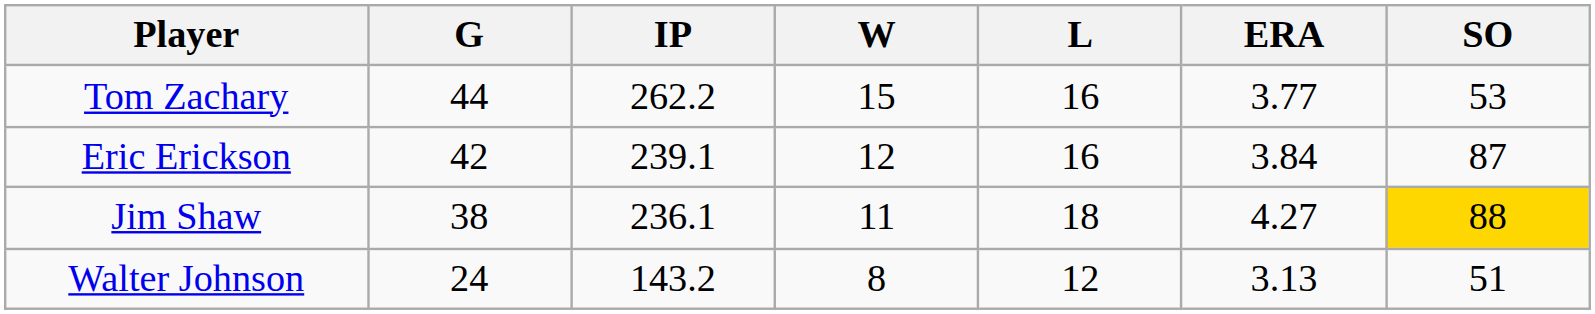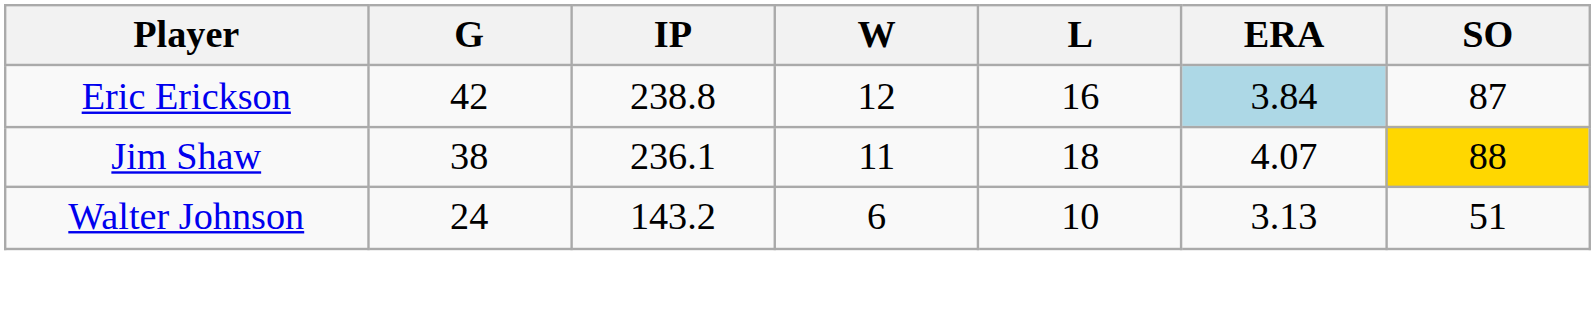- row: (186, 95)
(673, 156) 239.1 -> (673, 95) 238.8
(1284, 156) no background -> (1284, 95) lightblue background
(1284, 216) 4.27 -> (1284, 156) 4.07
(877, 277) 8 -> (877, 216) 6
(1080, 277) 12 -> (1080, 216) 10
